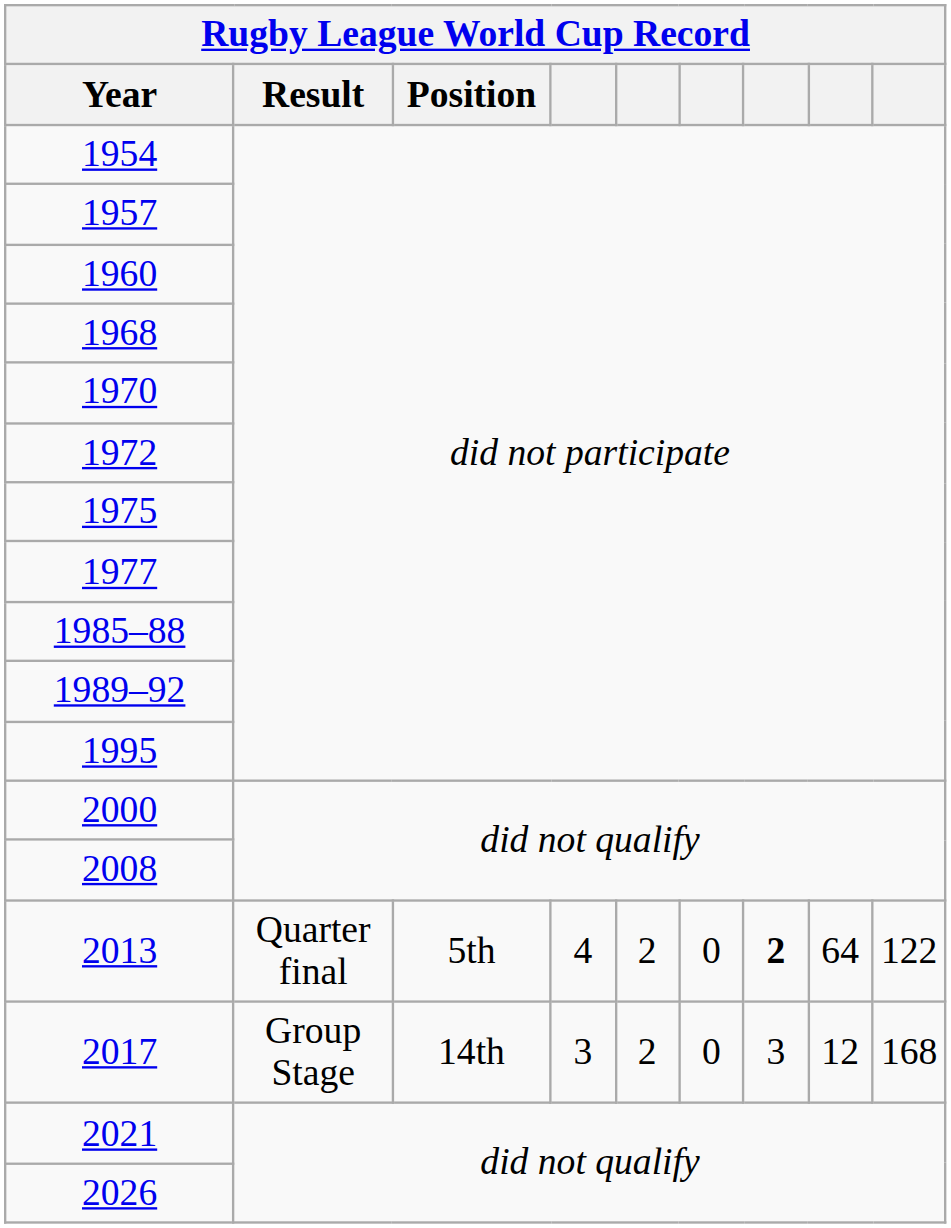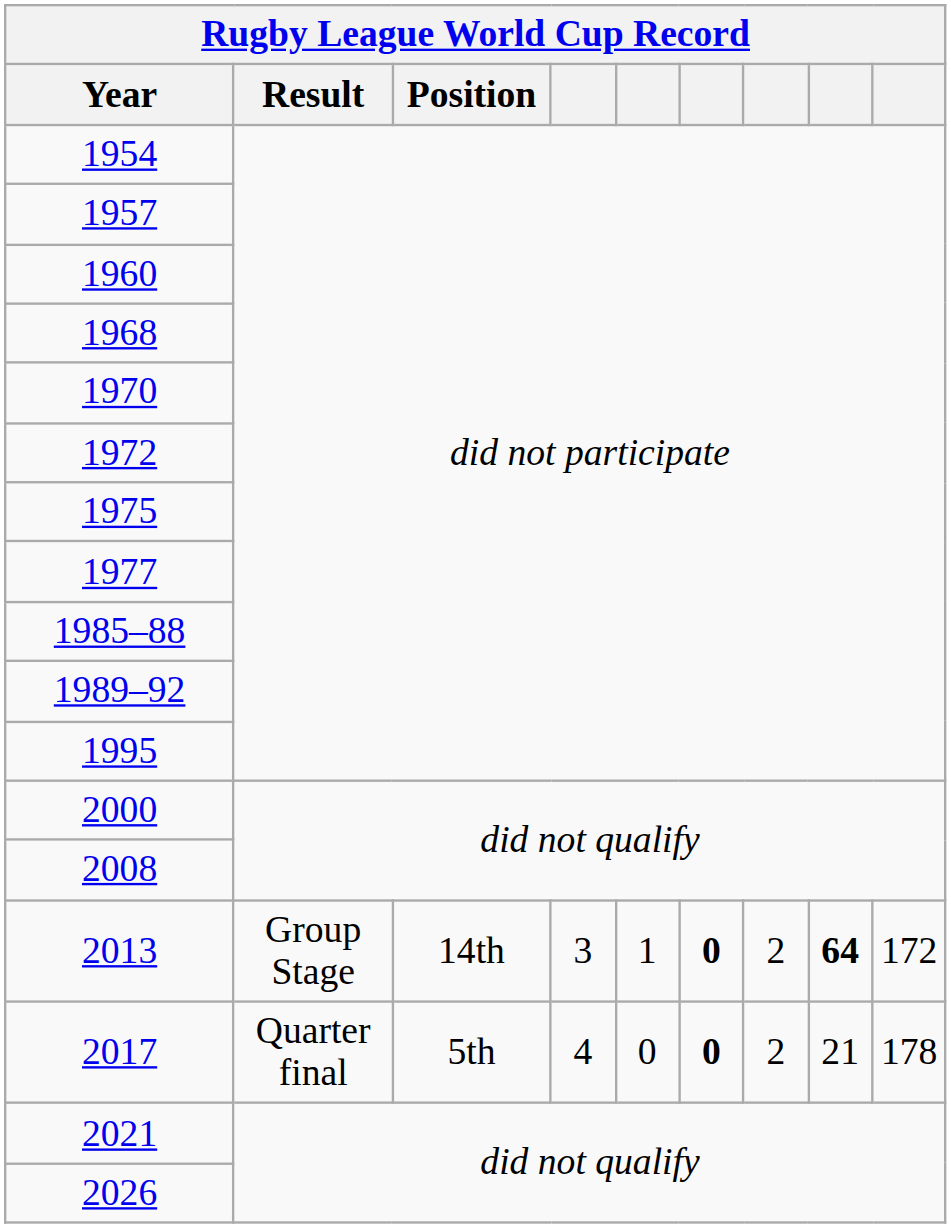(313, 949) Quarter final -> (313, 949) Group Stage
(471, 949) 5th -> (471, 949) 14th
(583, 949) 4 -> (583, 949) 3
(647, 949) 2 -> (647, 949) 1
(711, 949) normal -> (711, 949) bold
(776, 949) bold -> (776, 949) normal
(840, 949) normal -> (840, 949) bold
(909, 949) 122 -> (909, 949) 172
(313, 1051) Group Stage -> (313, 1051) Quarter final
(471, 1051) 14th -> (471, 1051) 5th
(583, 1051) 3 -> (583, 1051) 4
(647, 1051) 2 -> (647, 1051) 0
(711, 1051) normal -> (711, 1051) bold
(776, 1051) 3 -> (776, 1051) 2
(840, 1051) 12 -> (840, 1051) 21
(909, 1051) 168 -> (909, 1051) 178
